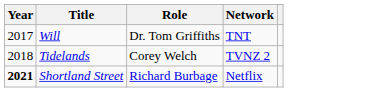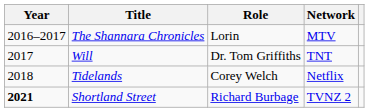+ row: (138, 35)
(248, 55) TVNZ 2 -> (325, 76) Netflix
(244, 76) Netflix -> (329, 96) TVNZ 2
